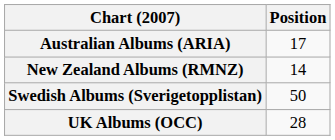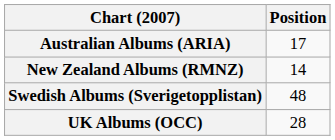(298, 95) 50 -> (298, 95) 48
